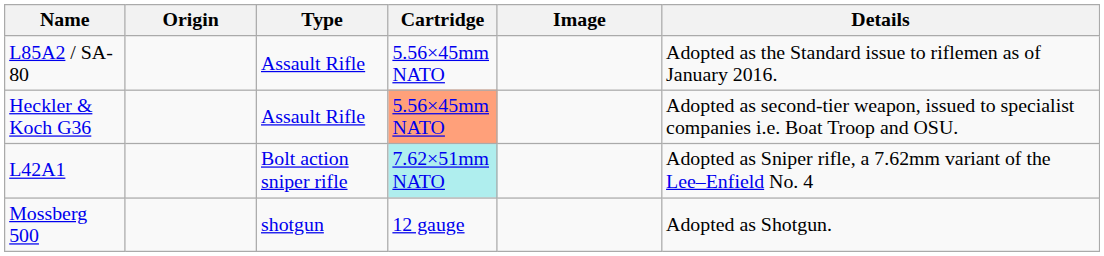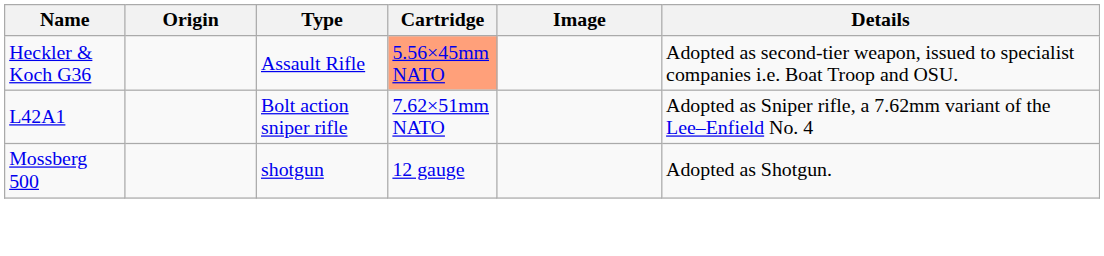- row: (61, 62)
(441, 170) paleturquoise background -> (441, 116) no background
